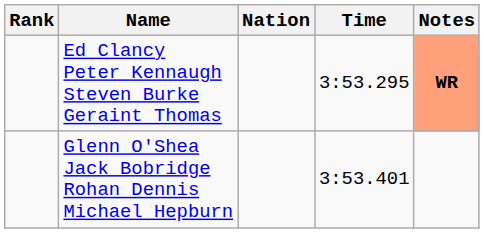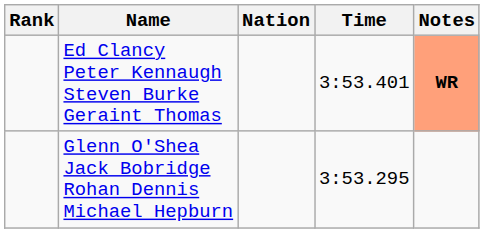(364, 83) 3:53.295 -> (364, 83) 3:53.401
(364, 179) 3:53.401 -> (364, 179) 3:53.295
